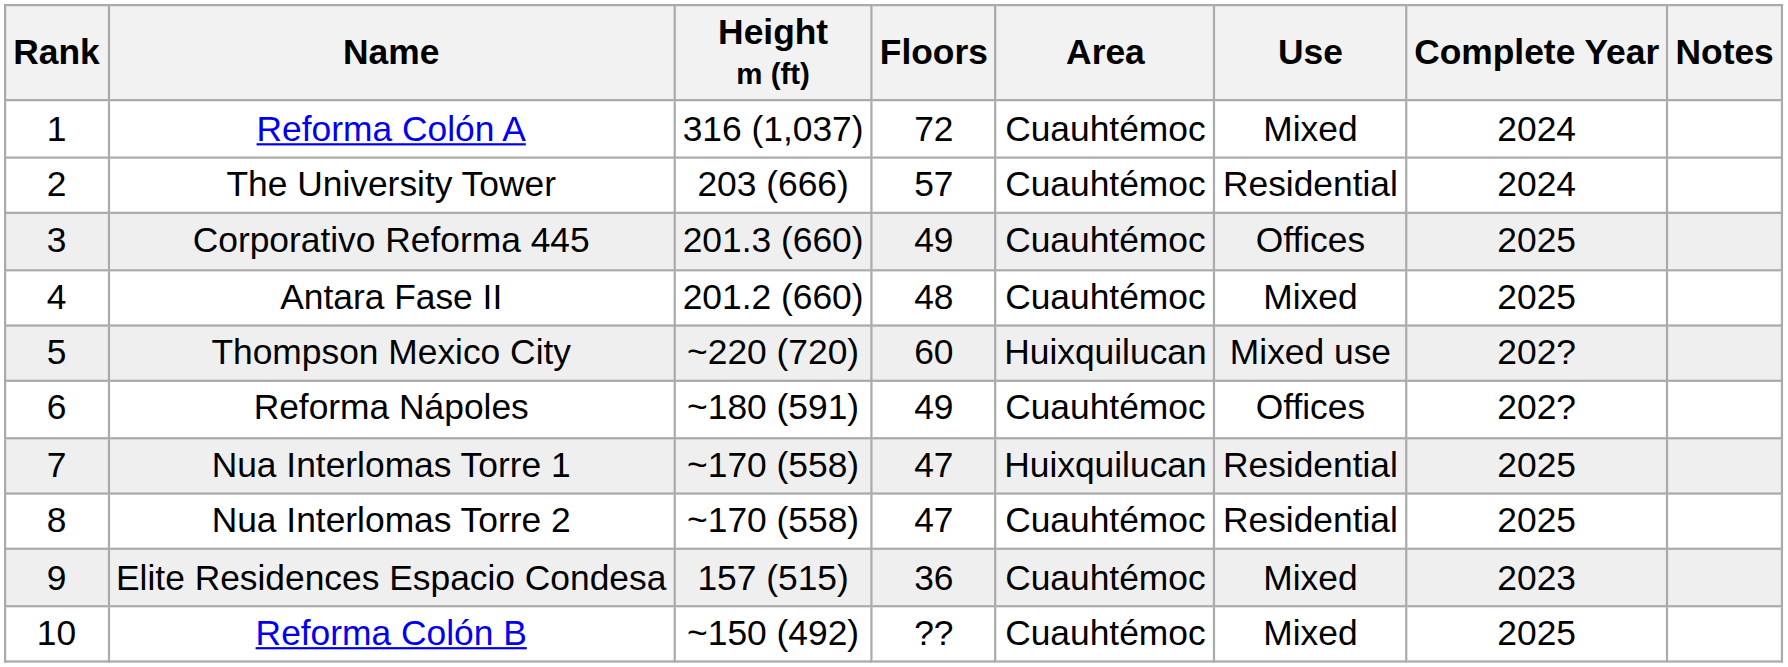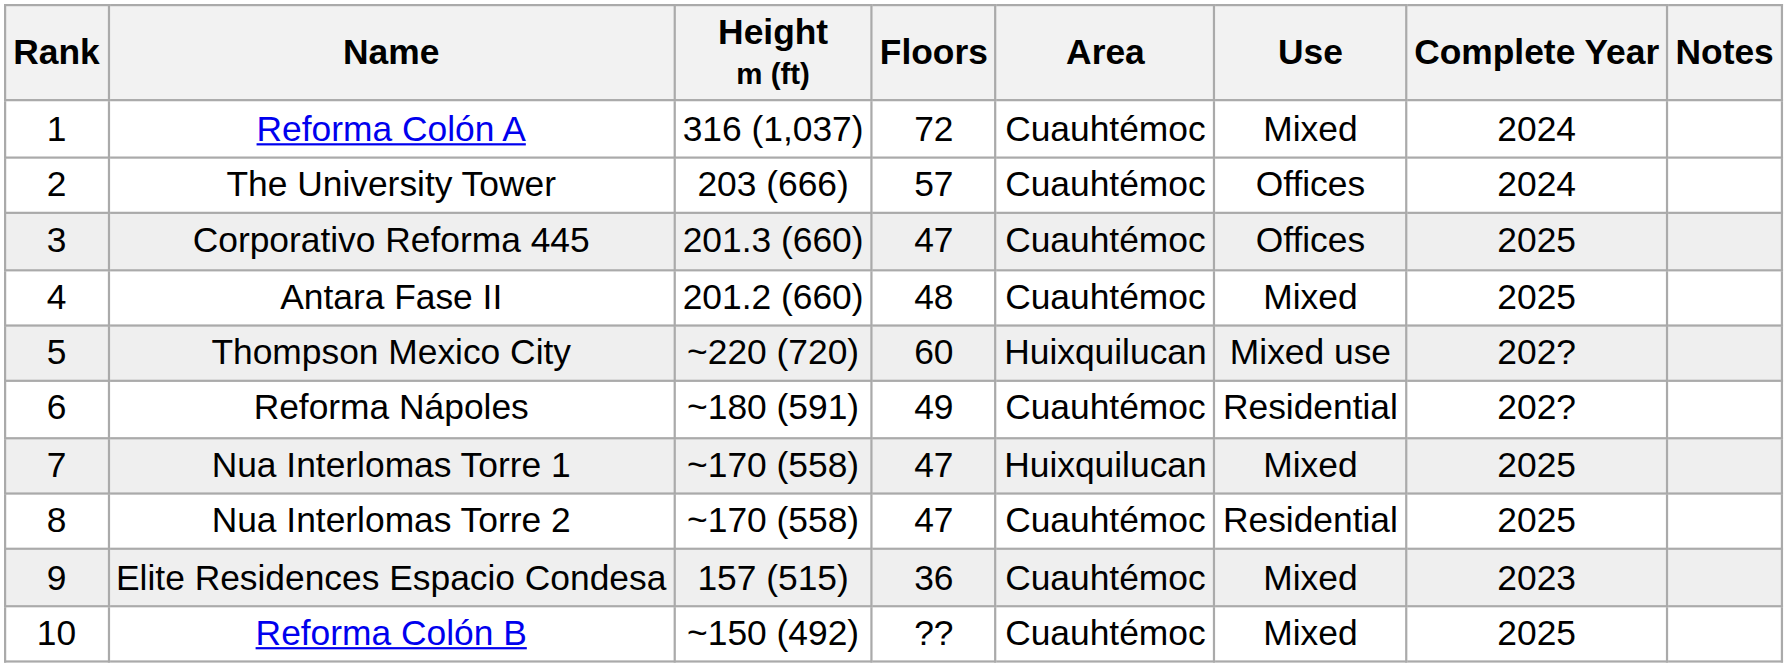(1310, 184) Residential -> (1310, 184) Offices
(934, 240) 49 -> (934, 240) 47
(1310, 408) Offices -> (1310, 408) Residential
(1310, 464) Residential -> (1310, 464) Mixed
